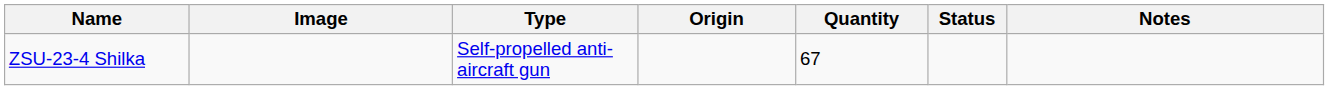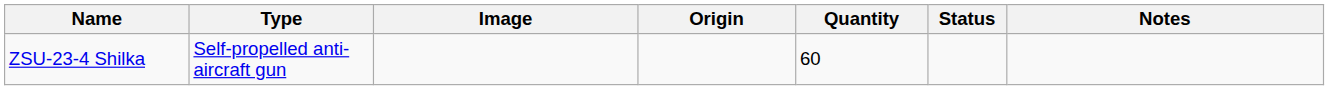columns swapped: (321, 19) <-> (545, 19)
(810, 59) 67 -> (810, 59) 60
